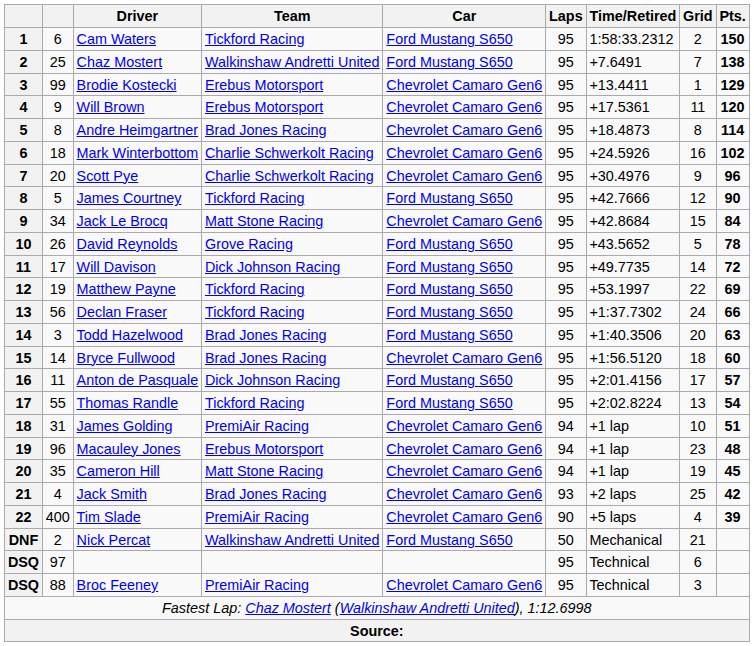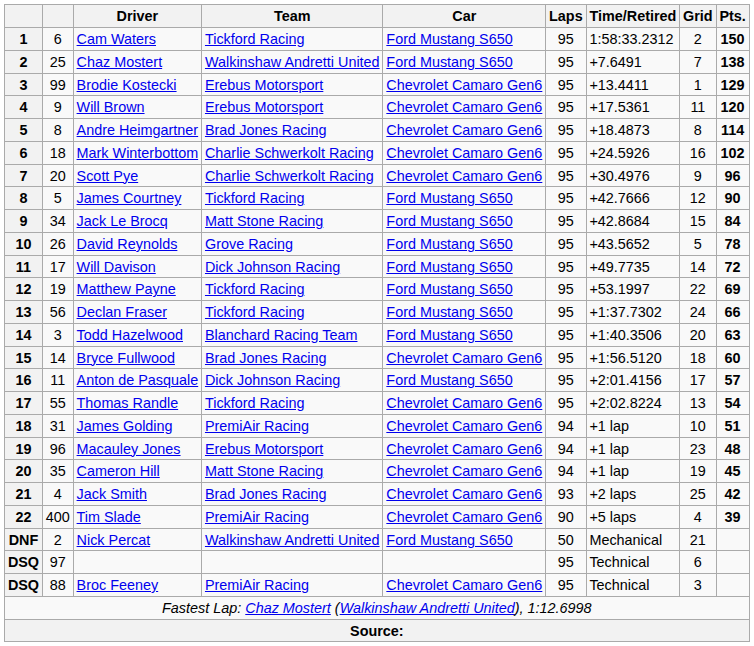(464, 221) Chevrolet Camaro Gen6 -> (450, 221) Ford Mustang S650
(266, 335) Brad Jones Racing -> (281, 335) Blanchard Racing Team
(450, 403) Ford Mustang S650 -> (464, 403) Chevrolet Camaro Gen6
